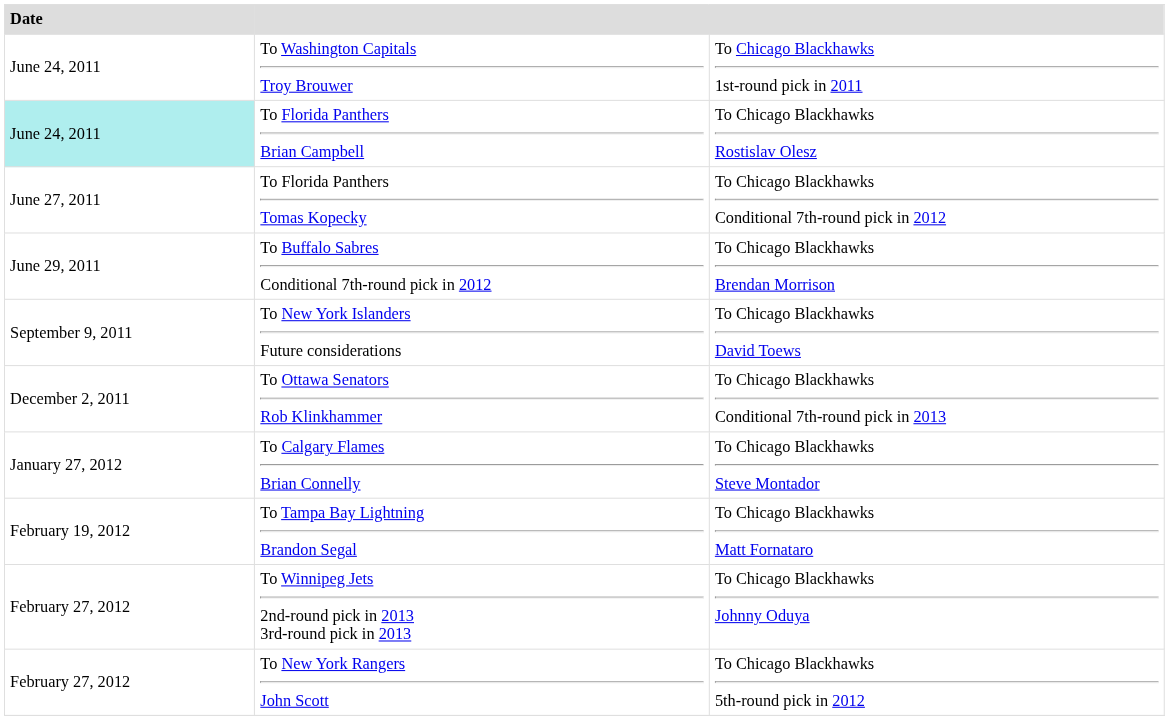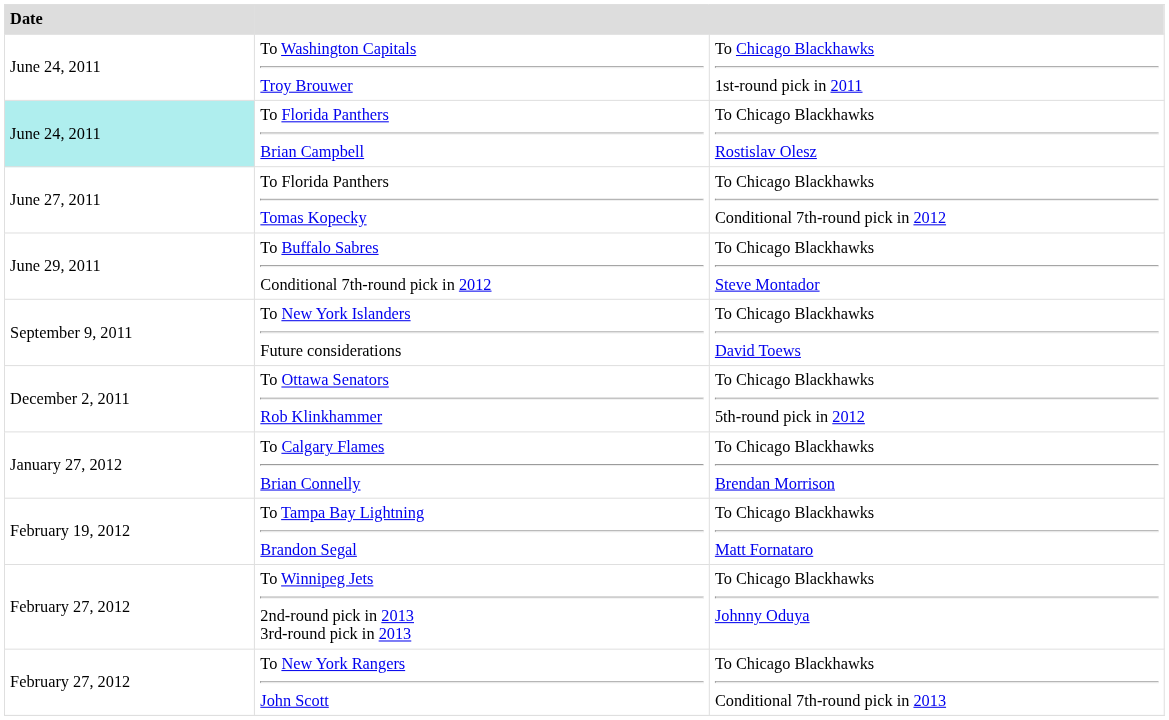(937, 266) To Chicago Blackhawks Brendan Morrison -> (937, 266) To Chicago Blackhawks Steve Montador
(937, 398) To Chicago Blackhawks Conditional 7th-round pick in 2013 -> (937, 398) To Chicago Blackhawks 5th-round pick in 2012
(937, 465) To Chicago Blackhawks Steve Montador -> (937, 465) To Chicago Blackhawks Brendan Morrison
(937, 682) To Chicago Blackhawks 5th-round pick in 2012 -> (937, 682) To Chicago Blackhawks Conditional 7th-round pick in 2013
